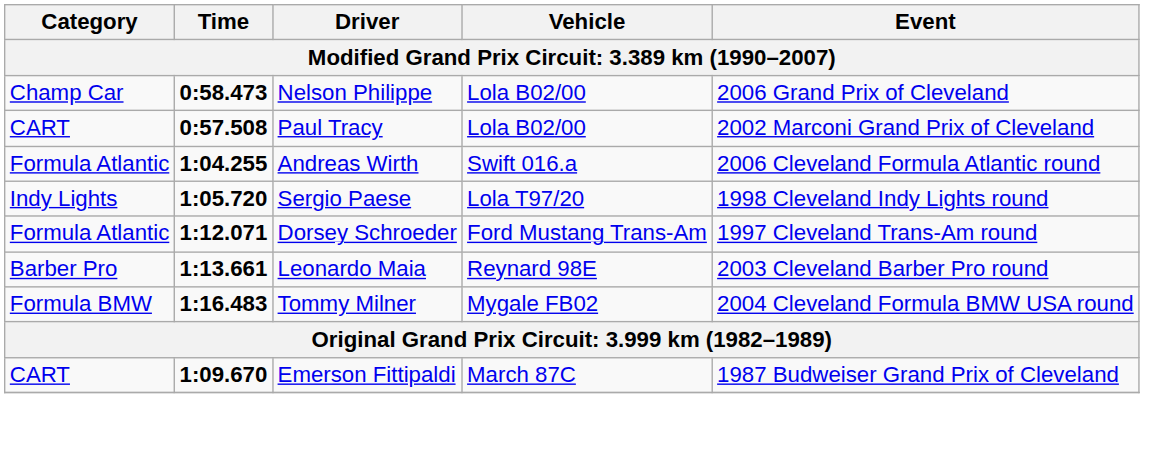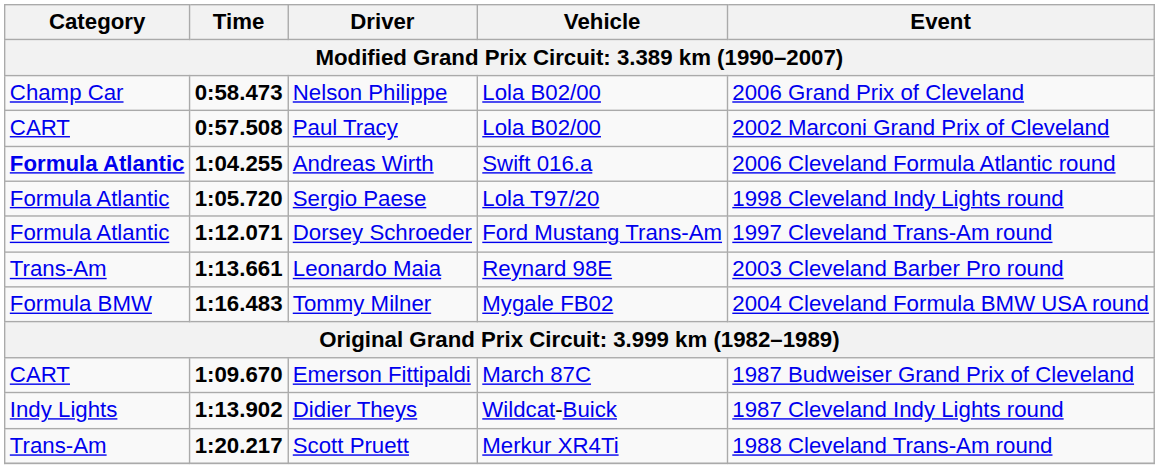(90, 163) normal -> (97, 163) bold
(64, 198) Indy Lights -> (90, 198) Formula Atlantic
(64, 269) Barber Pro -> (58, 269) Trans-Am
+ row: (355, 410)
+ row: (351, 445)
